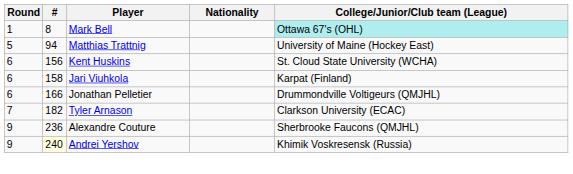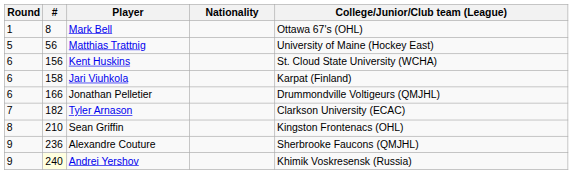(320, 29) paleturquoise background -> (320, 29) no background
(51, 45) 94 -> (51, 45) 56
+ row: (96, 128)
